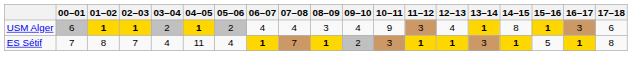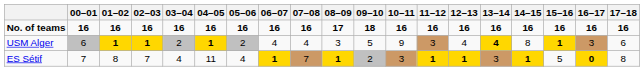+ row: (36, 28)
(358, 28) 4 -> (370, 43) 5
(484, 28) 1 -> (496, 43) 4
(579, 43) 1 -> (591, 59) 0
